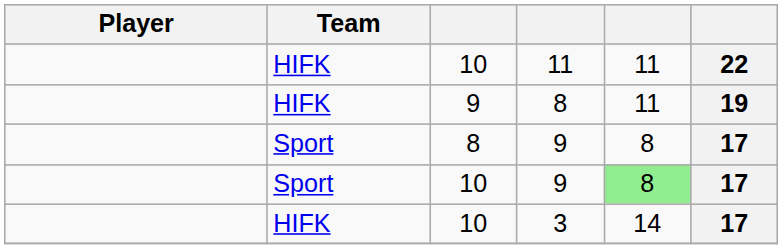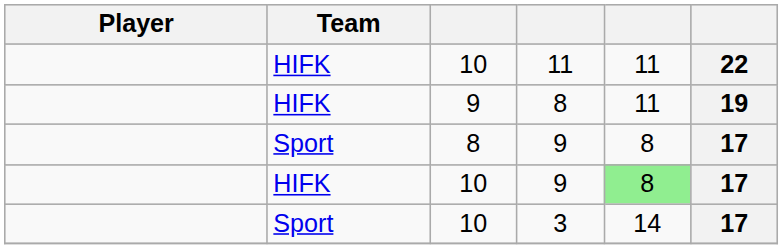(303, 183) Sport -> (302, 183) HIFK
(302, 223) HIFK -> (303, 223) Sport
